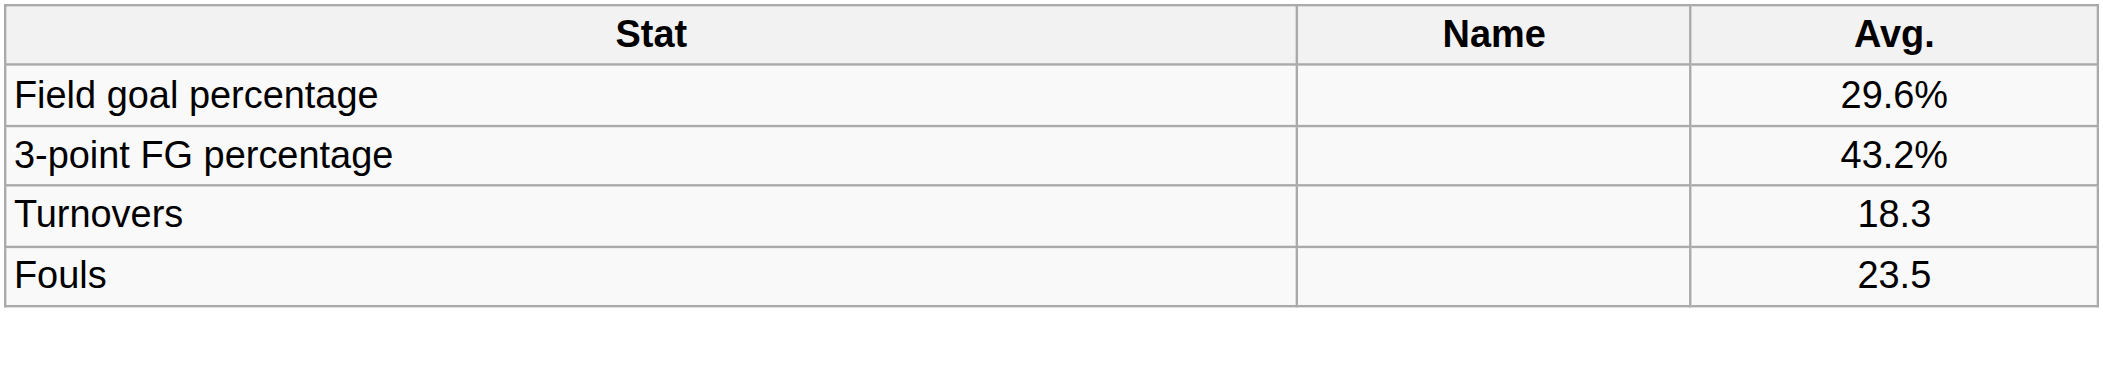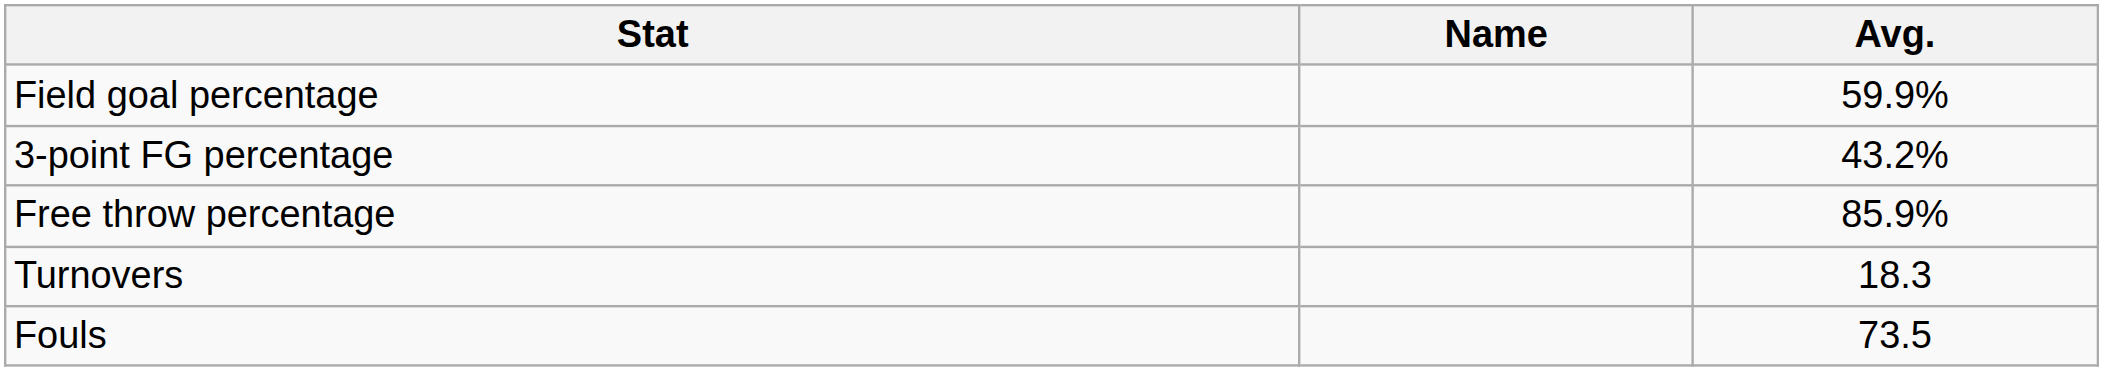(1894, 94) 29.6% -> (1895, 94) 59.9%
+ row: (205, 214)
(1894, 275) 23.5 -> (1895, 335) 73.5
